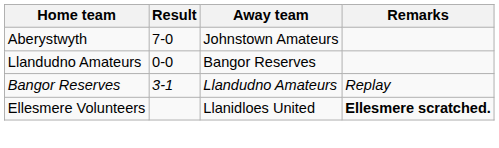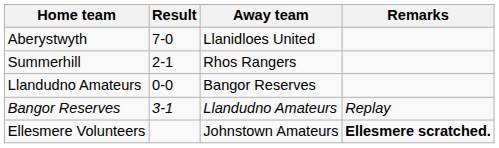(271, 39) Johnstown Amateurs -> (259, 39) Llanidloes United
+ row: (44, 62)
(259, 108) Llanidloes United -> (271, 131) Johnstown Amateurs
